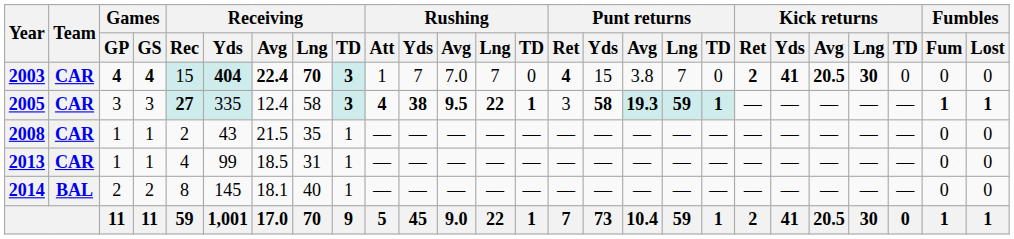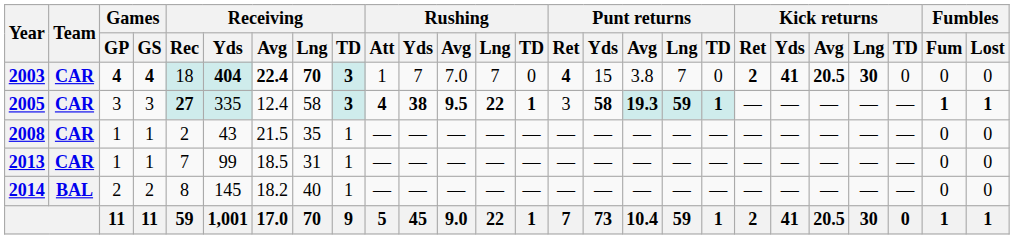(185, 76) 15 -> (185, 76) 18
(185, 162) 4 -> (185, 162) 7
(272, 190) 18.1 -> (272, 190) 18.2
